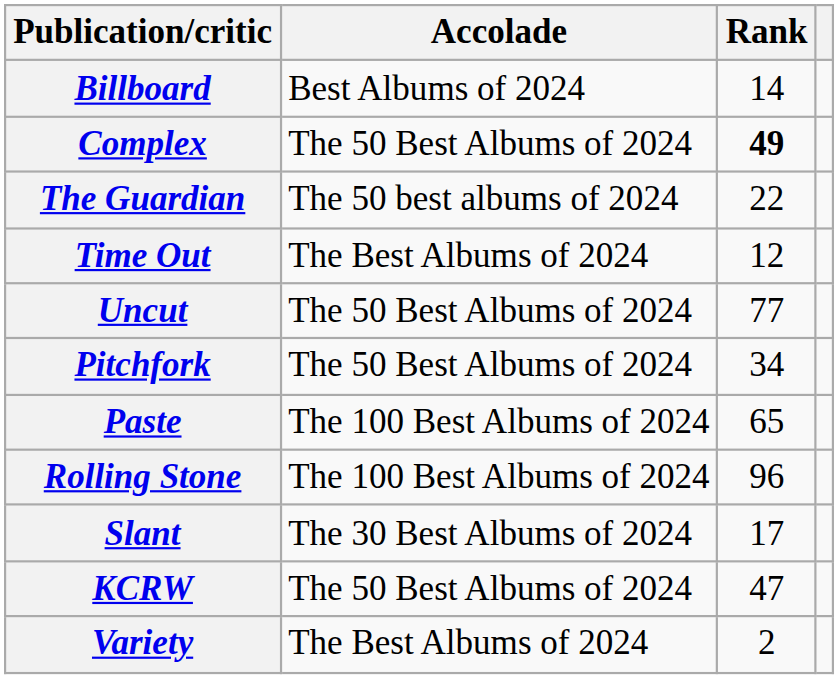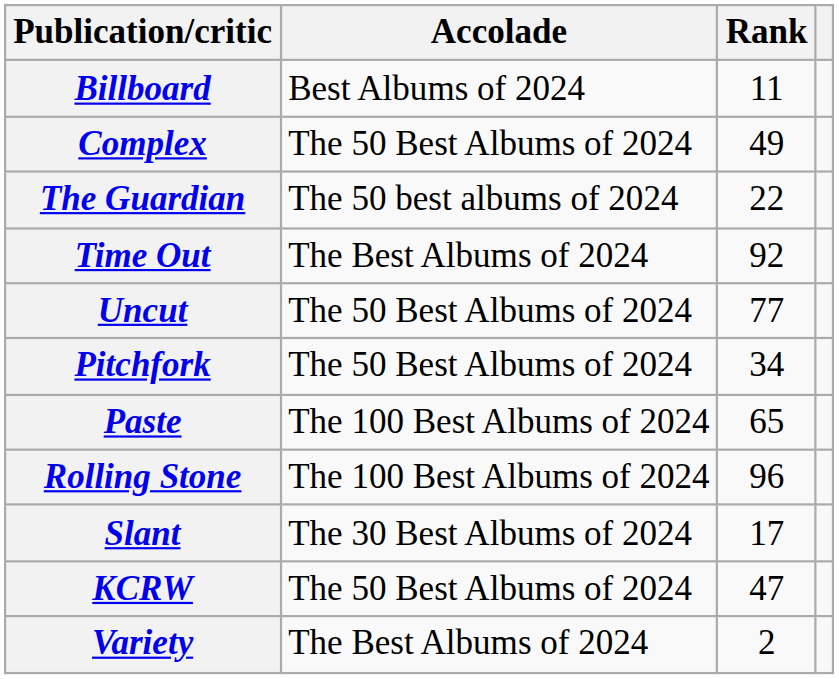(767, 87) 14 -> (767, 87) 11
(767, 143) bold -> (767, 143) normal
(767, 254) 12 -> (767, 254) 92
